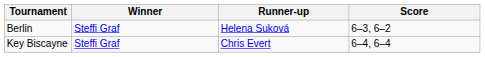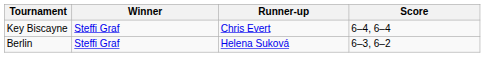rows swapped: (37, 44) <-> (20, 28)
